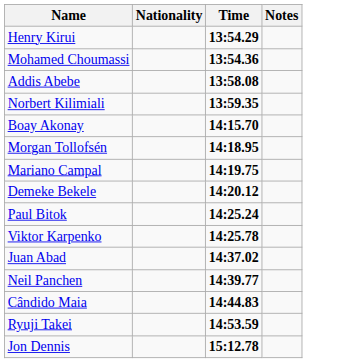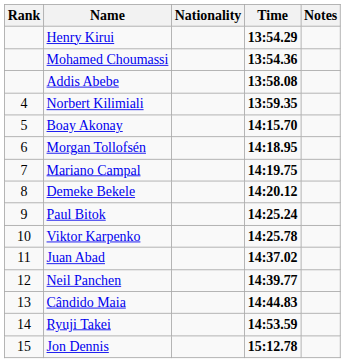+ column: (24, 15)
